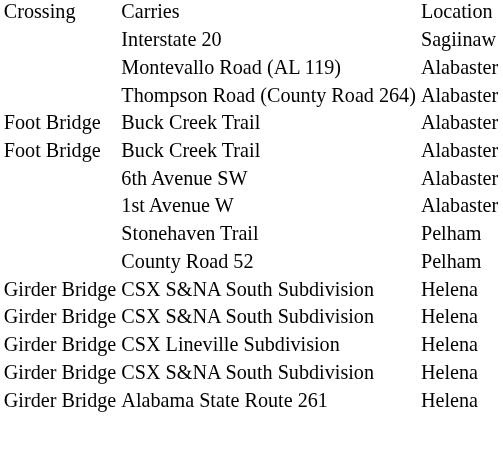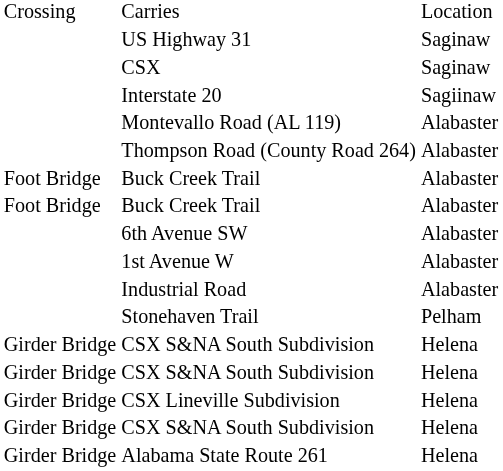+ row: (186, 39)
+ row: (141, 67)
+ row: (184, 289)
- row: (187, 261)
